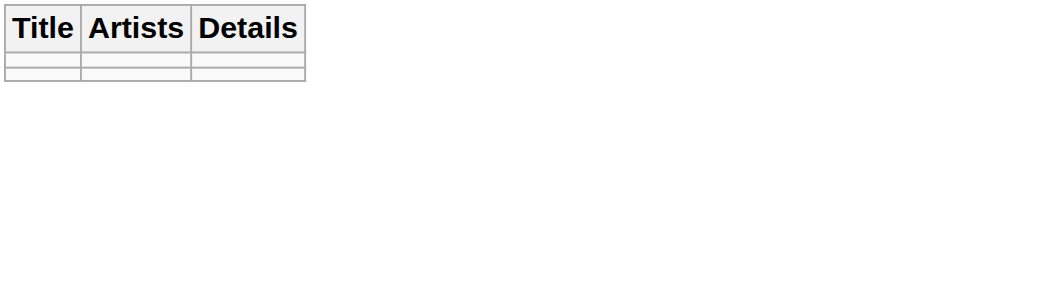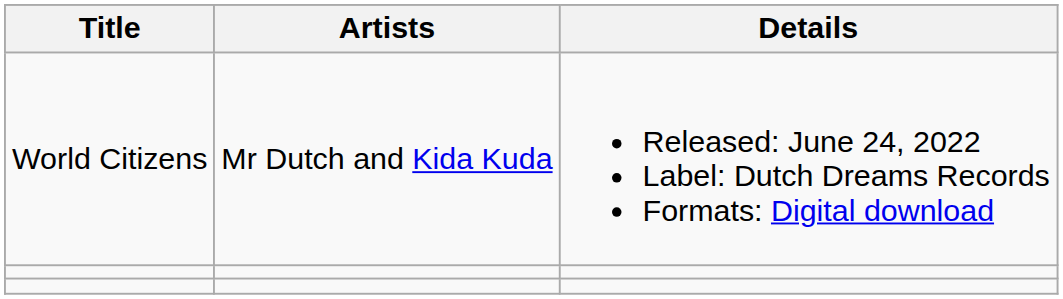+ row: (110, 158)
